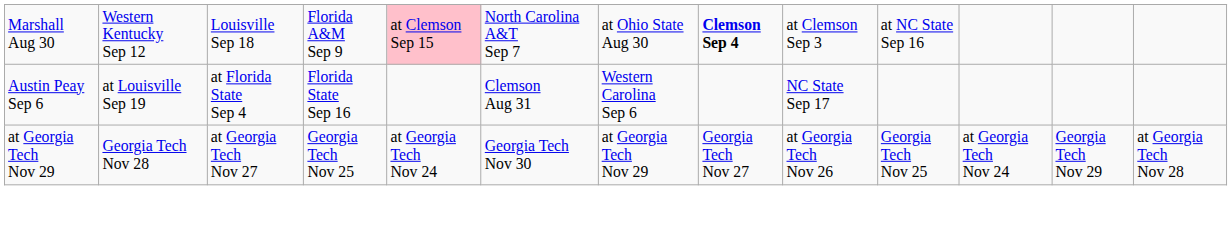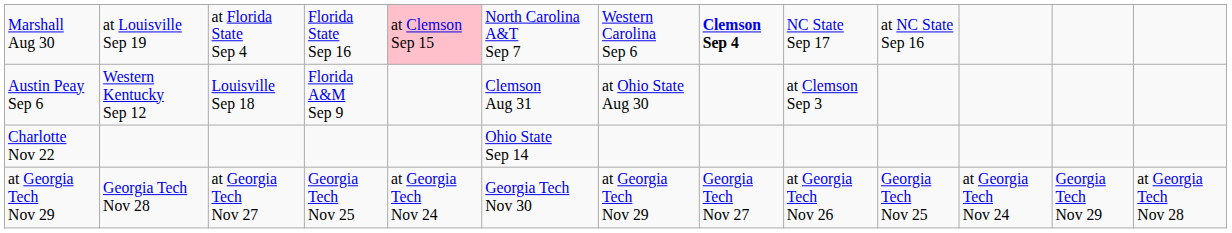(133, 34) Western Kentucky Sep 12 -> (143, 34) at Louisville Sep 19
(243, 34) Louisville Sep 18 -> (242, 34) at Florida State Sep 4
(330, 34) Florida A&M Sep 9 -> (331, 34) Florida State Sep 16
(643, 34) at Ohio State Aug 30 -> (629, 34) Western Carolina Sep 6
(822, 34) at Clemson Sep 3 -> (815, 34) NC State Sep 17
(142, 94) at Louisville Sep 19 -> (134, 94) Western Kentucky Sep 12
(241, 94) at Florida State Sep 4 -> (243, 94) Louisville Sep 18
(330, 94) Florida State Sep 16 -> (331, 94) Florida A&M Sep 9
(629, 94) Western Carolina Sep 6 -> (643, 94) at Ohio State Aug 30
(815, 94) NC State Sep 17 -> (822, 94) at Clemson Sep 3
+ row: (37, 146)
